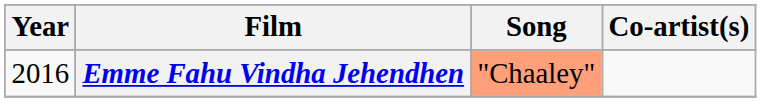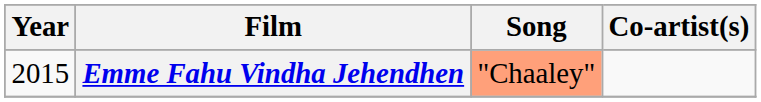(40, 73) 2016 -> (40, 73) 2015
